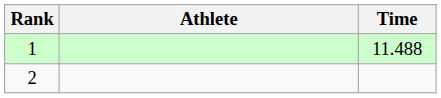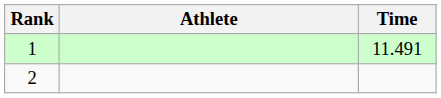(397, 48) 11.488 -> (397, 48) 11.491
